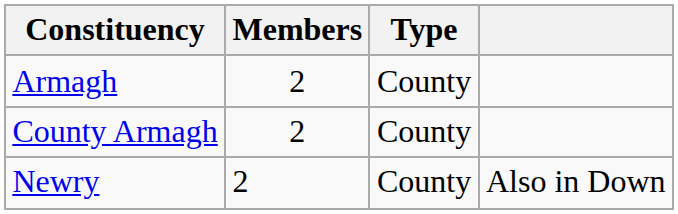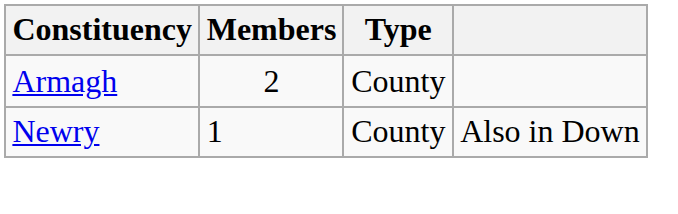- row: (115, 131)
(240, 182) 2 -> (215, 131) 1
